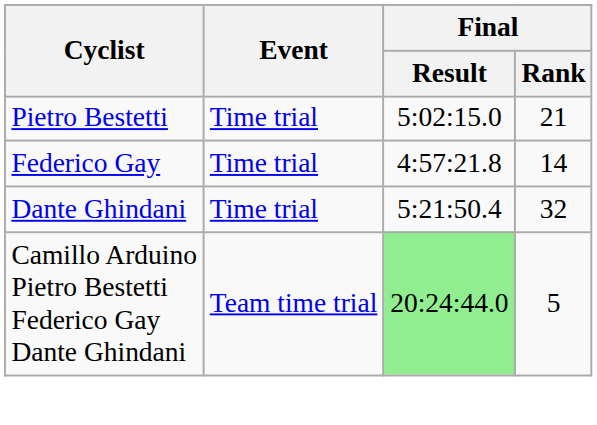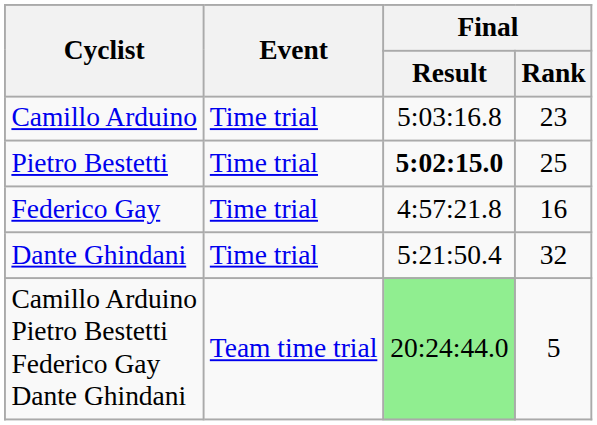+ row: (104, 118)
(449, 118) normal -> (449, 163) bold
(554, 118) 21 -> (554, 163) 25
(554, 163) 14 -> (554, 209) 16
